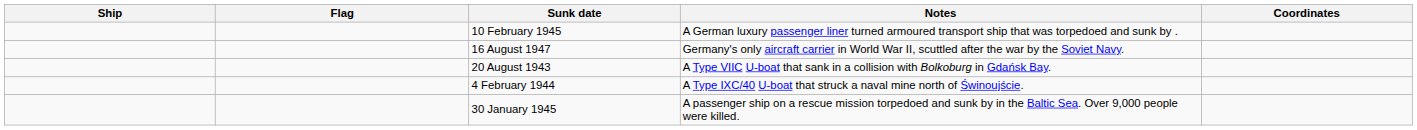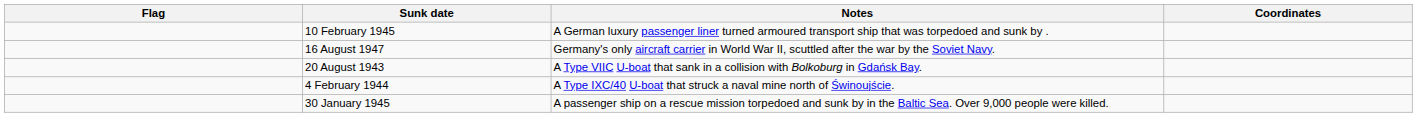- column: (110, 13)
